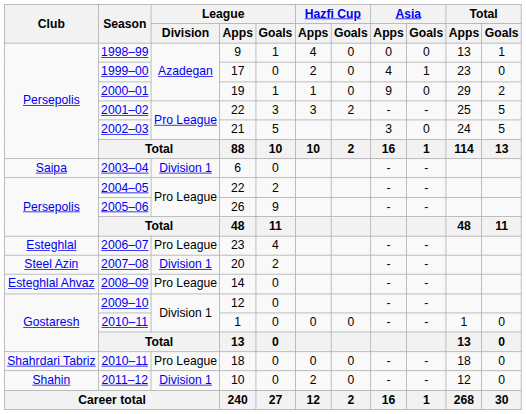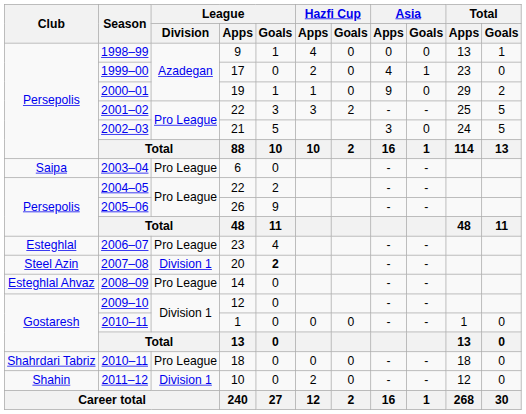(186, 168) Division 1 -> (186, 168) Pro League
(275, 264) normal -> (275, 264) bold
